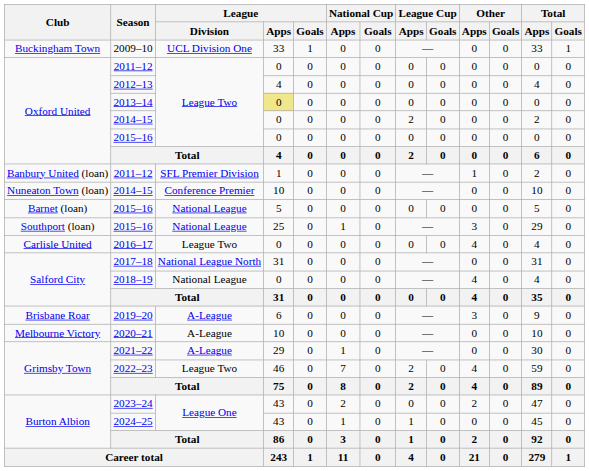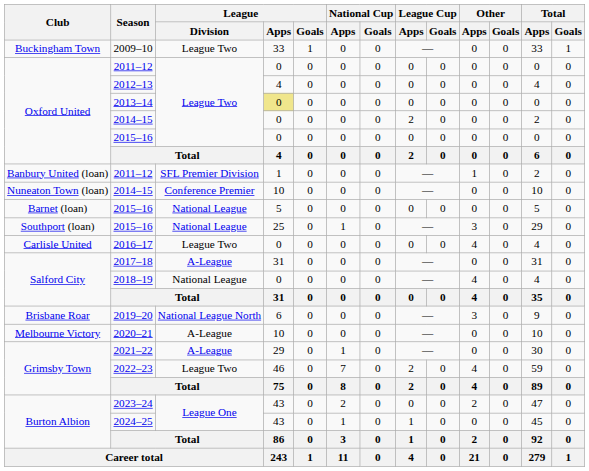(209, 48) UCL Division One -> (209, 48) League Two
(209, 262) National League North -> (209, 262) A-League
(209, 315) A-League -> (209, 315) National League North
